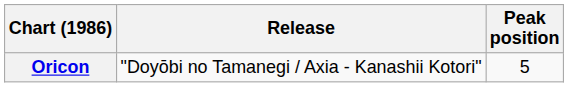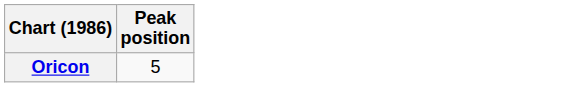- column: (301, 28)
